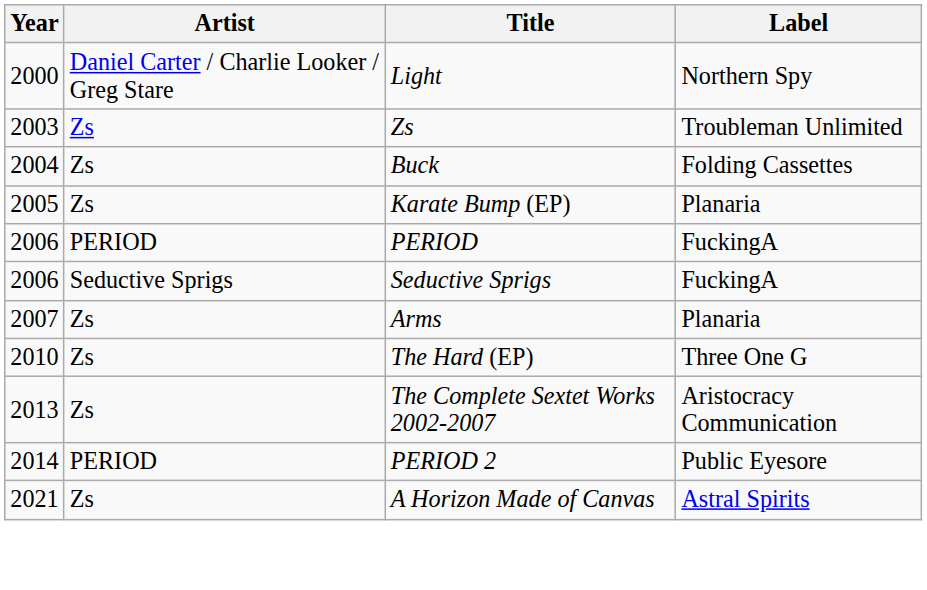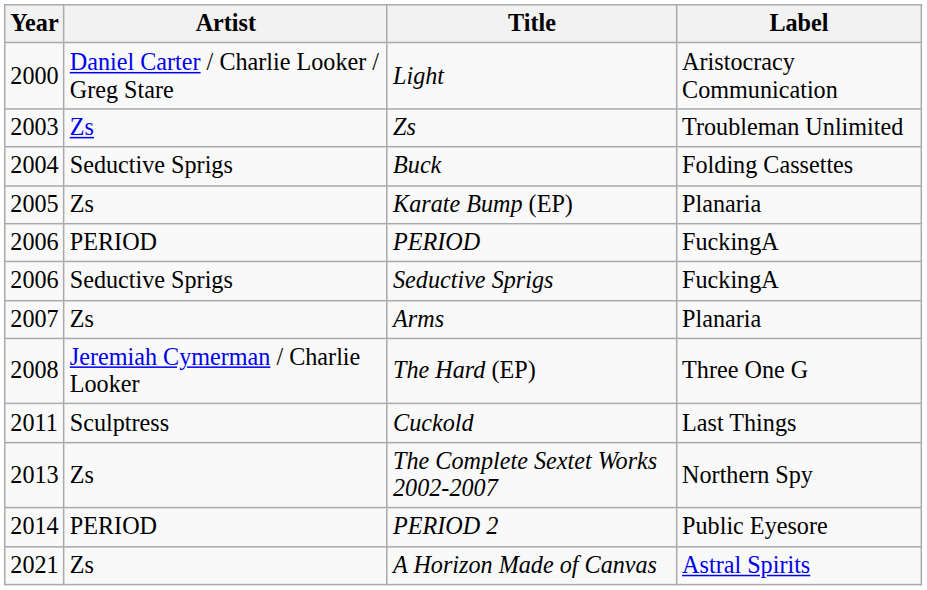(747, 75) Northern Spy -> (760, 75) Aristocracy Communication
(82, 165) Zs -> (151, 165) Seductive Sprigs
(34, 357) 2010 -> (34, 370) 2008
(82, 357) Zs -> (215, 370) Jeremiah Cymerman / Charlie Looker
+ row: (433, 422)
(759, 409) Aristocracy Communication -> (748, 474) Northern Spy
